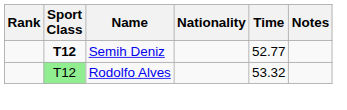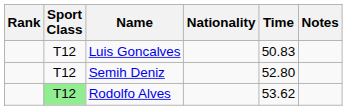+ row: (135, 51)
(65, 51) bold -> (65, 72) normal
(269, 51) 52.77 -> (278, 72) 52.80
(269, 72) 53.32 -> (278, 94) 53.62
